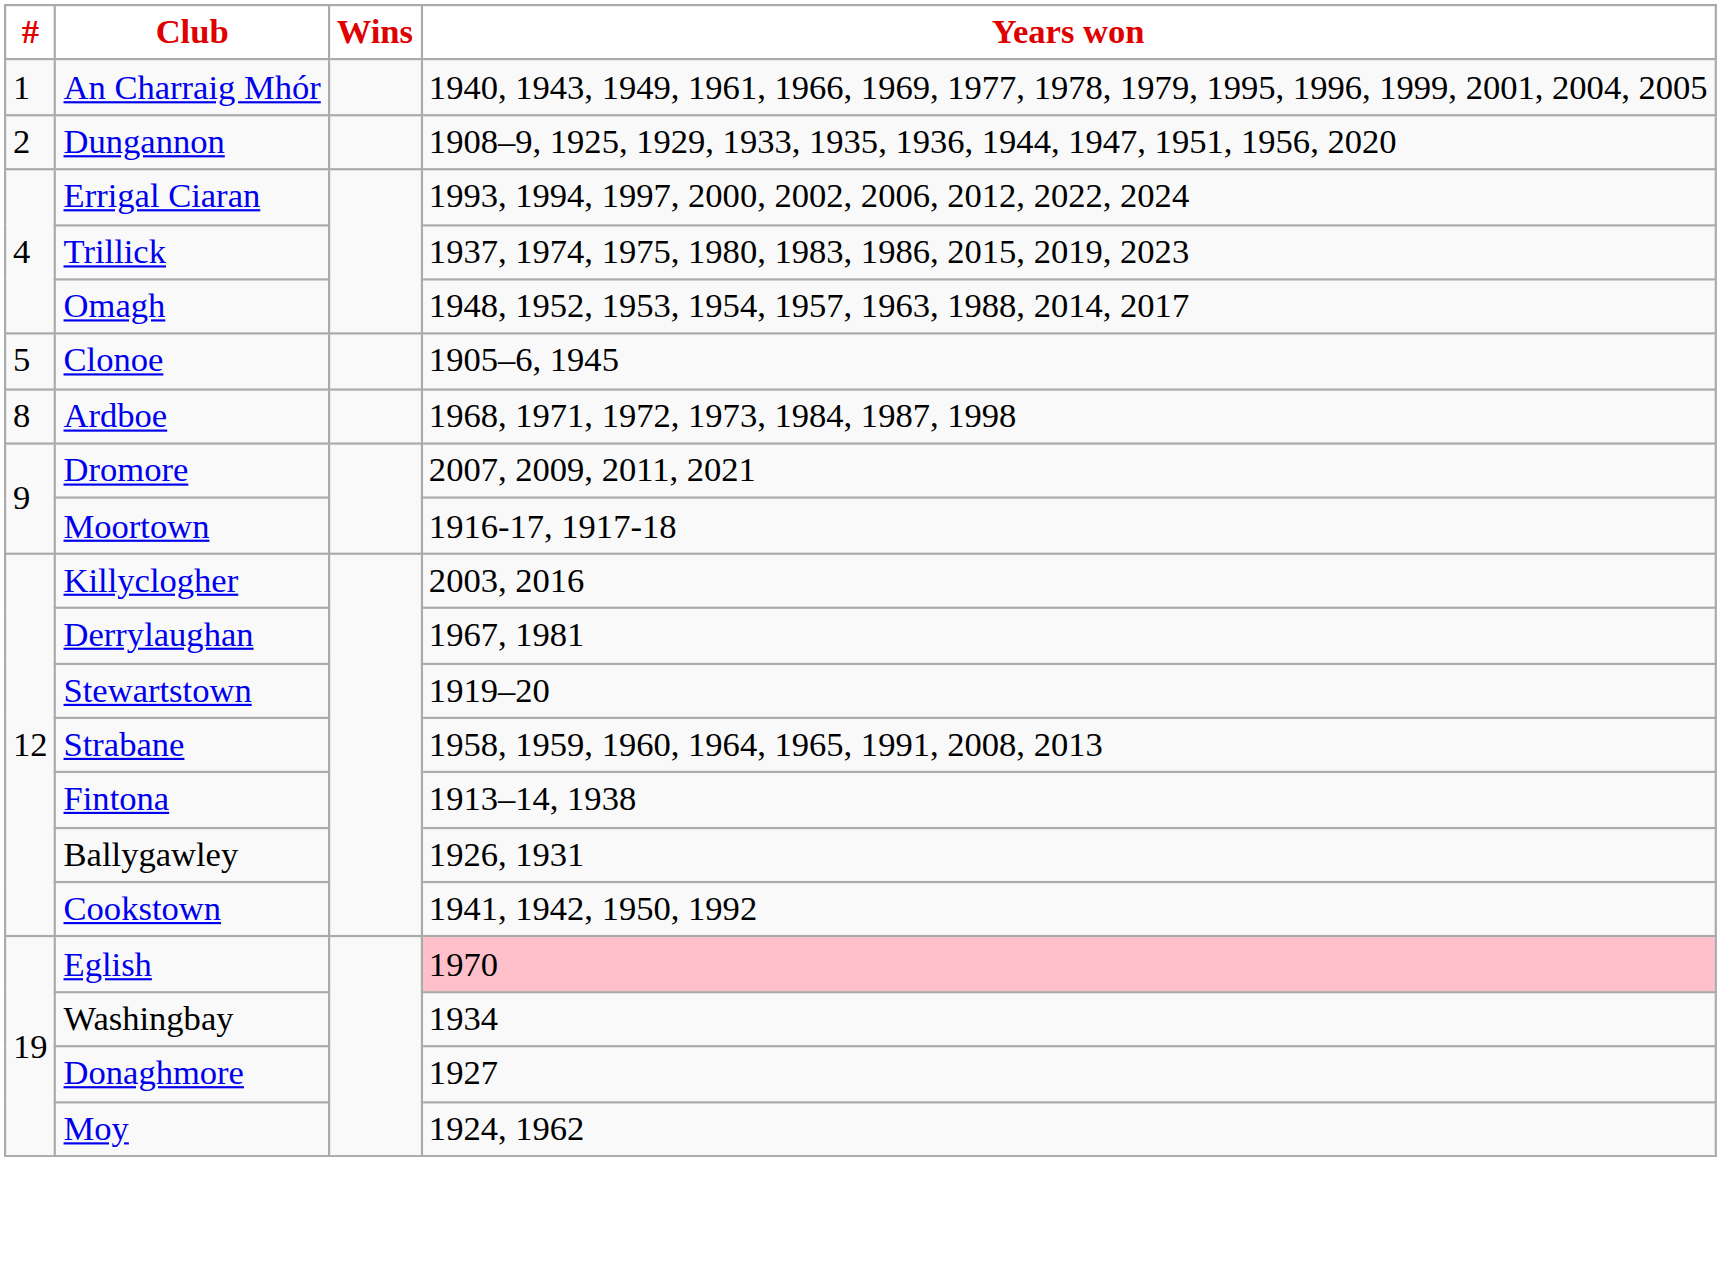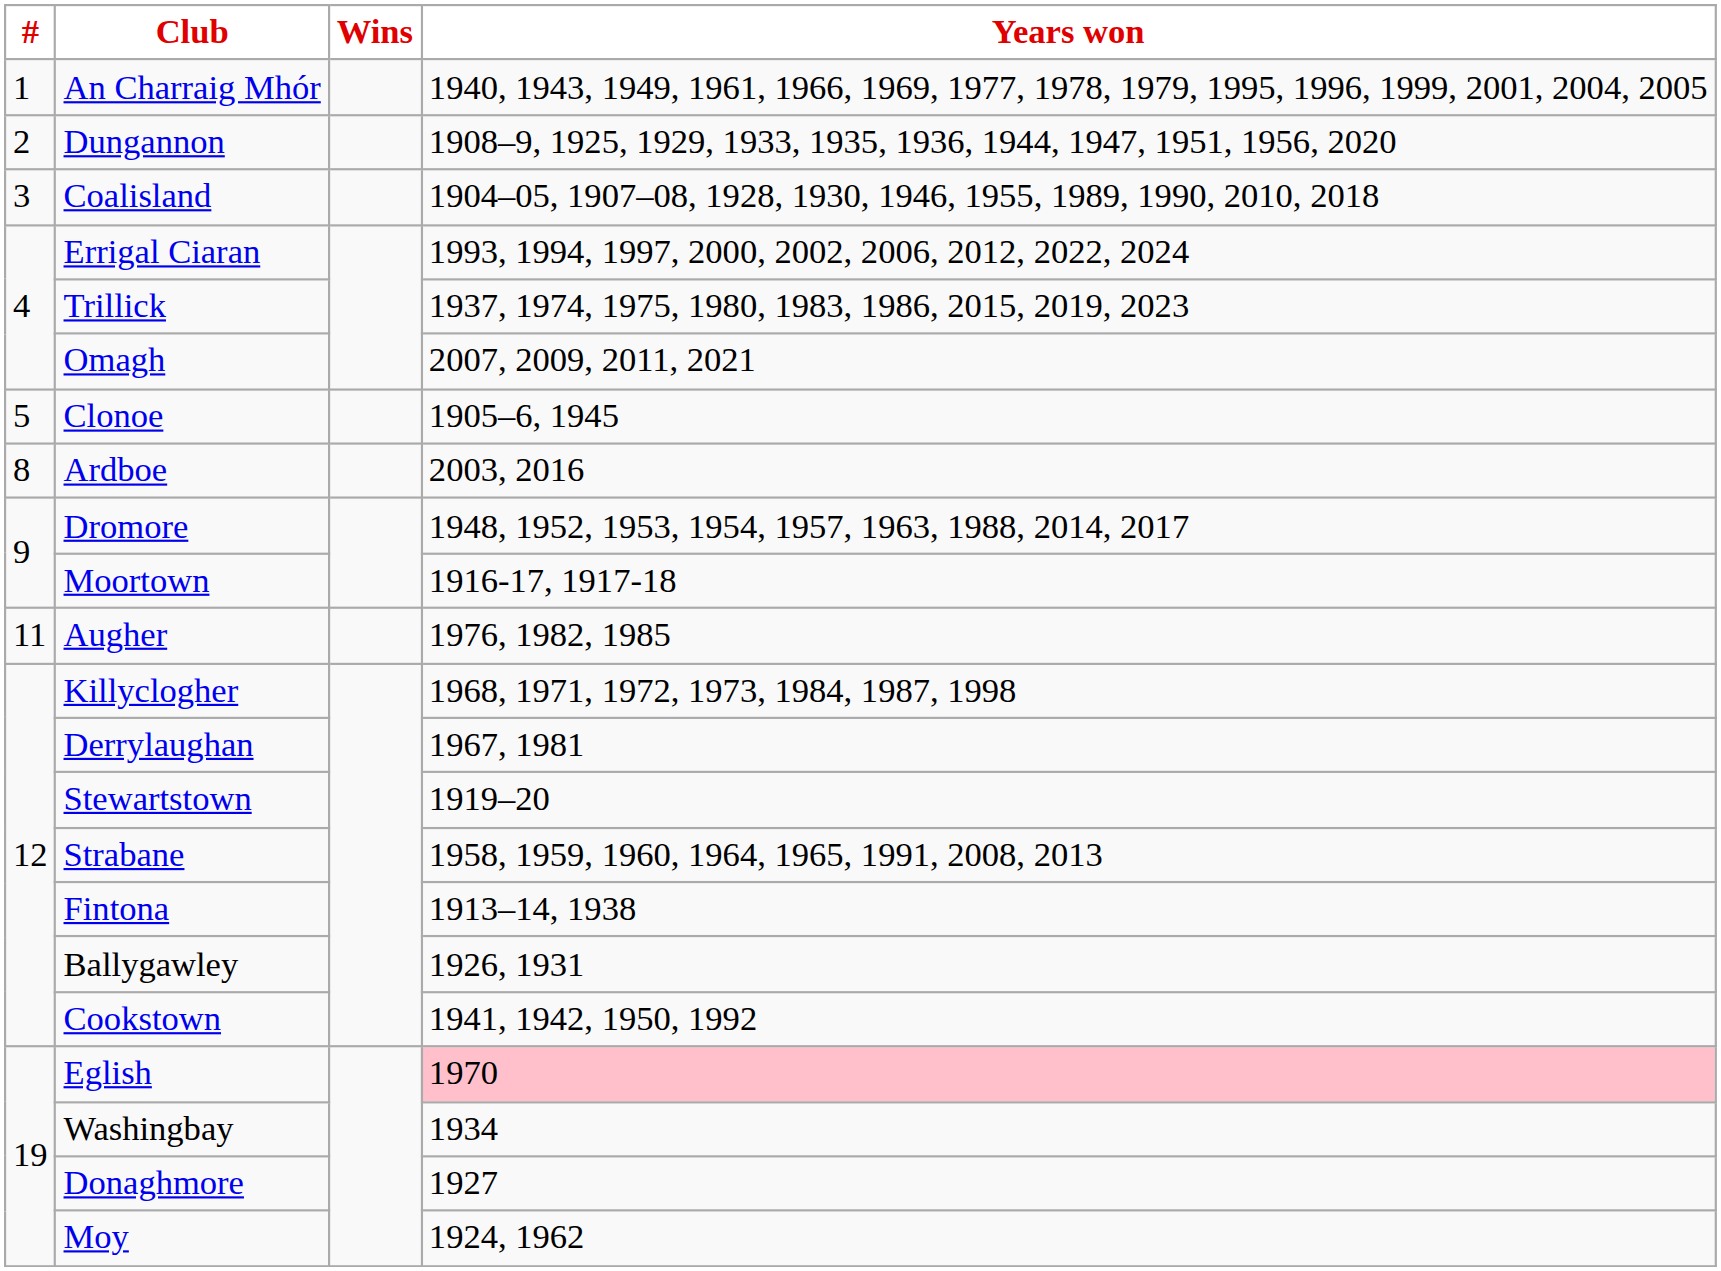+ row: (137, 196)
(809, 305) 1948, 1952, 1953, 1954, 1957, 1963, 1988, 2014, 2017 -> (592, 360) 2007, 2009, 2011, 2021
(723, 415) 1968, 1971, 1972, 1973, 1984, 1987, 1998 -> (507, 470) 2003, 2016
(592, 470) 2007, 2009, 2011, 2021 -> (809, 525) 1948, 1952, 1953, 1954, 1957, 1963, 1988, 2014, 2017
+ row: (115, 634)
(507, 580) 2003, 2016 -> (723, 689) 1968, 1971, 1972, 1973, 1984, 1987, 1998
